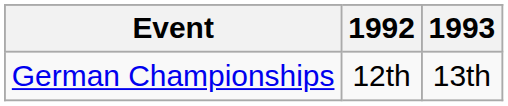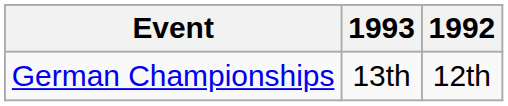columns swapped: (382, 28) <-> (462, 28)
